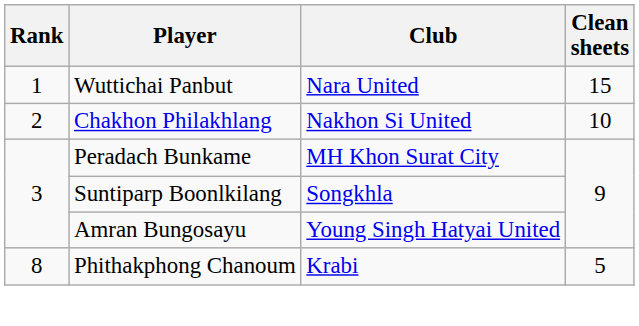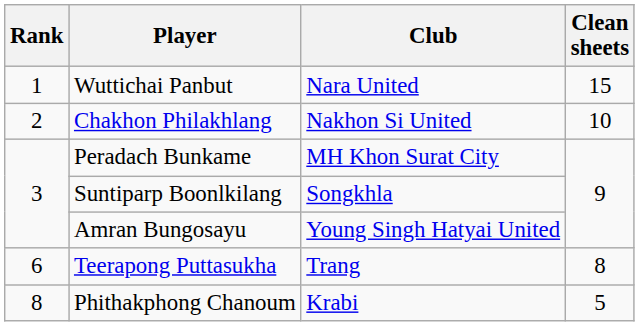+ row: (175, 266)
